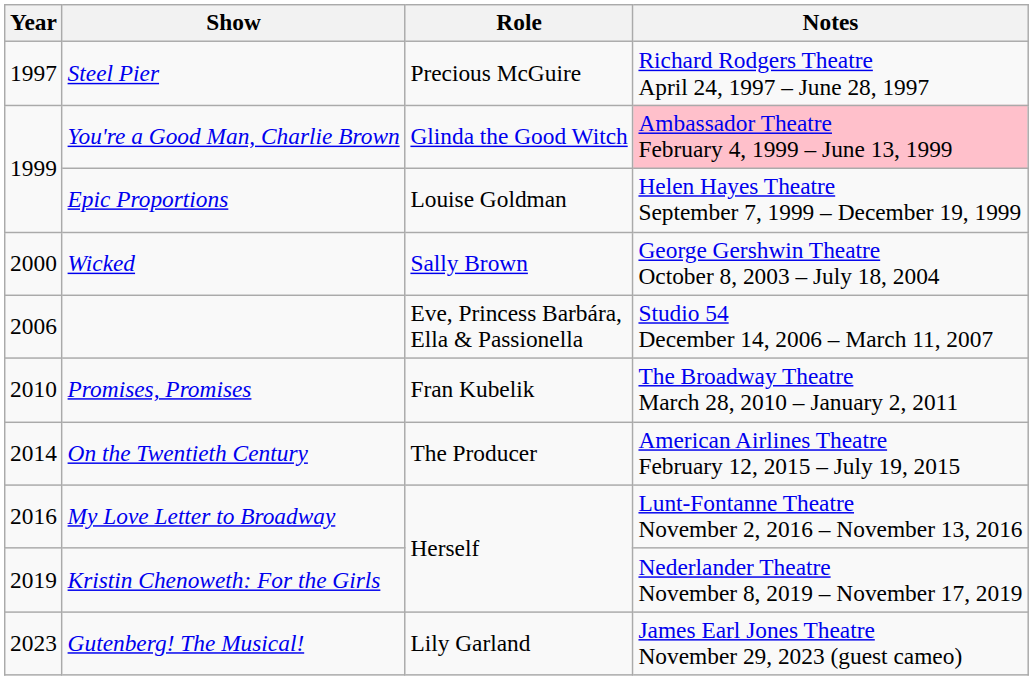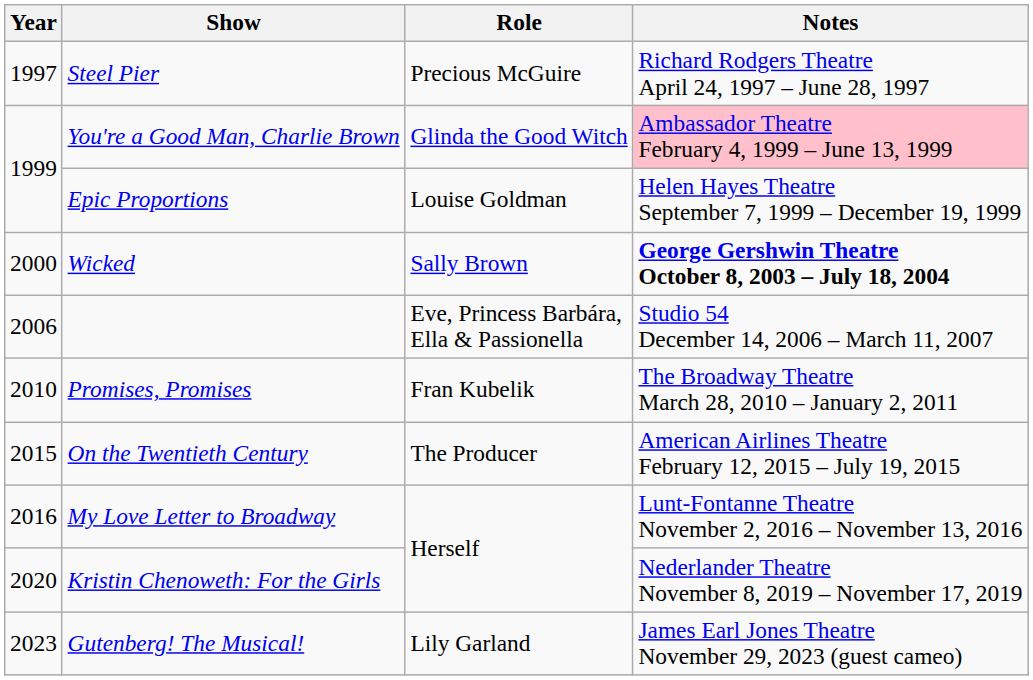(789, 263) normal -> (794, 263) bold
(33, 453) 2014 -> (33, 453) 2015
(33, 579) 2019 -> (33, 579) 2020
